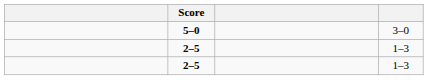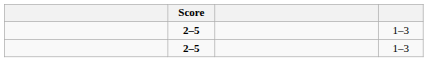- row: (191, 30)
